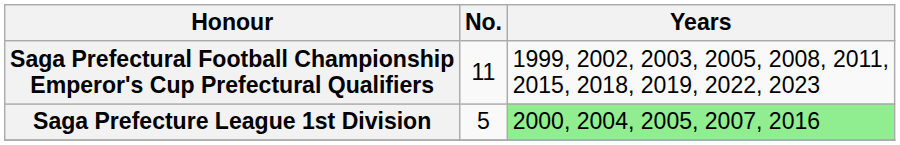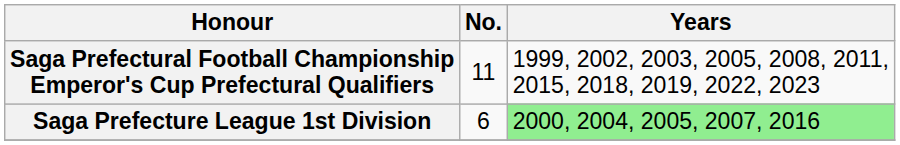(483, 121) 5 -> (483, 121) 6
